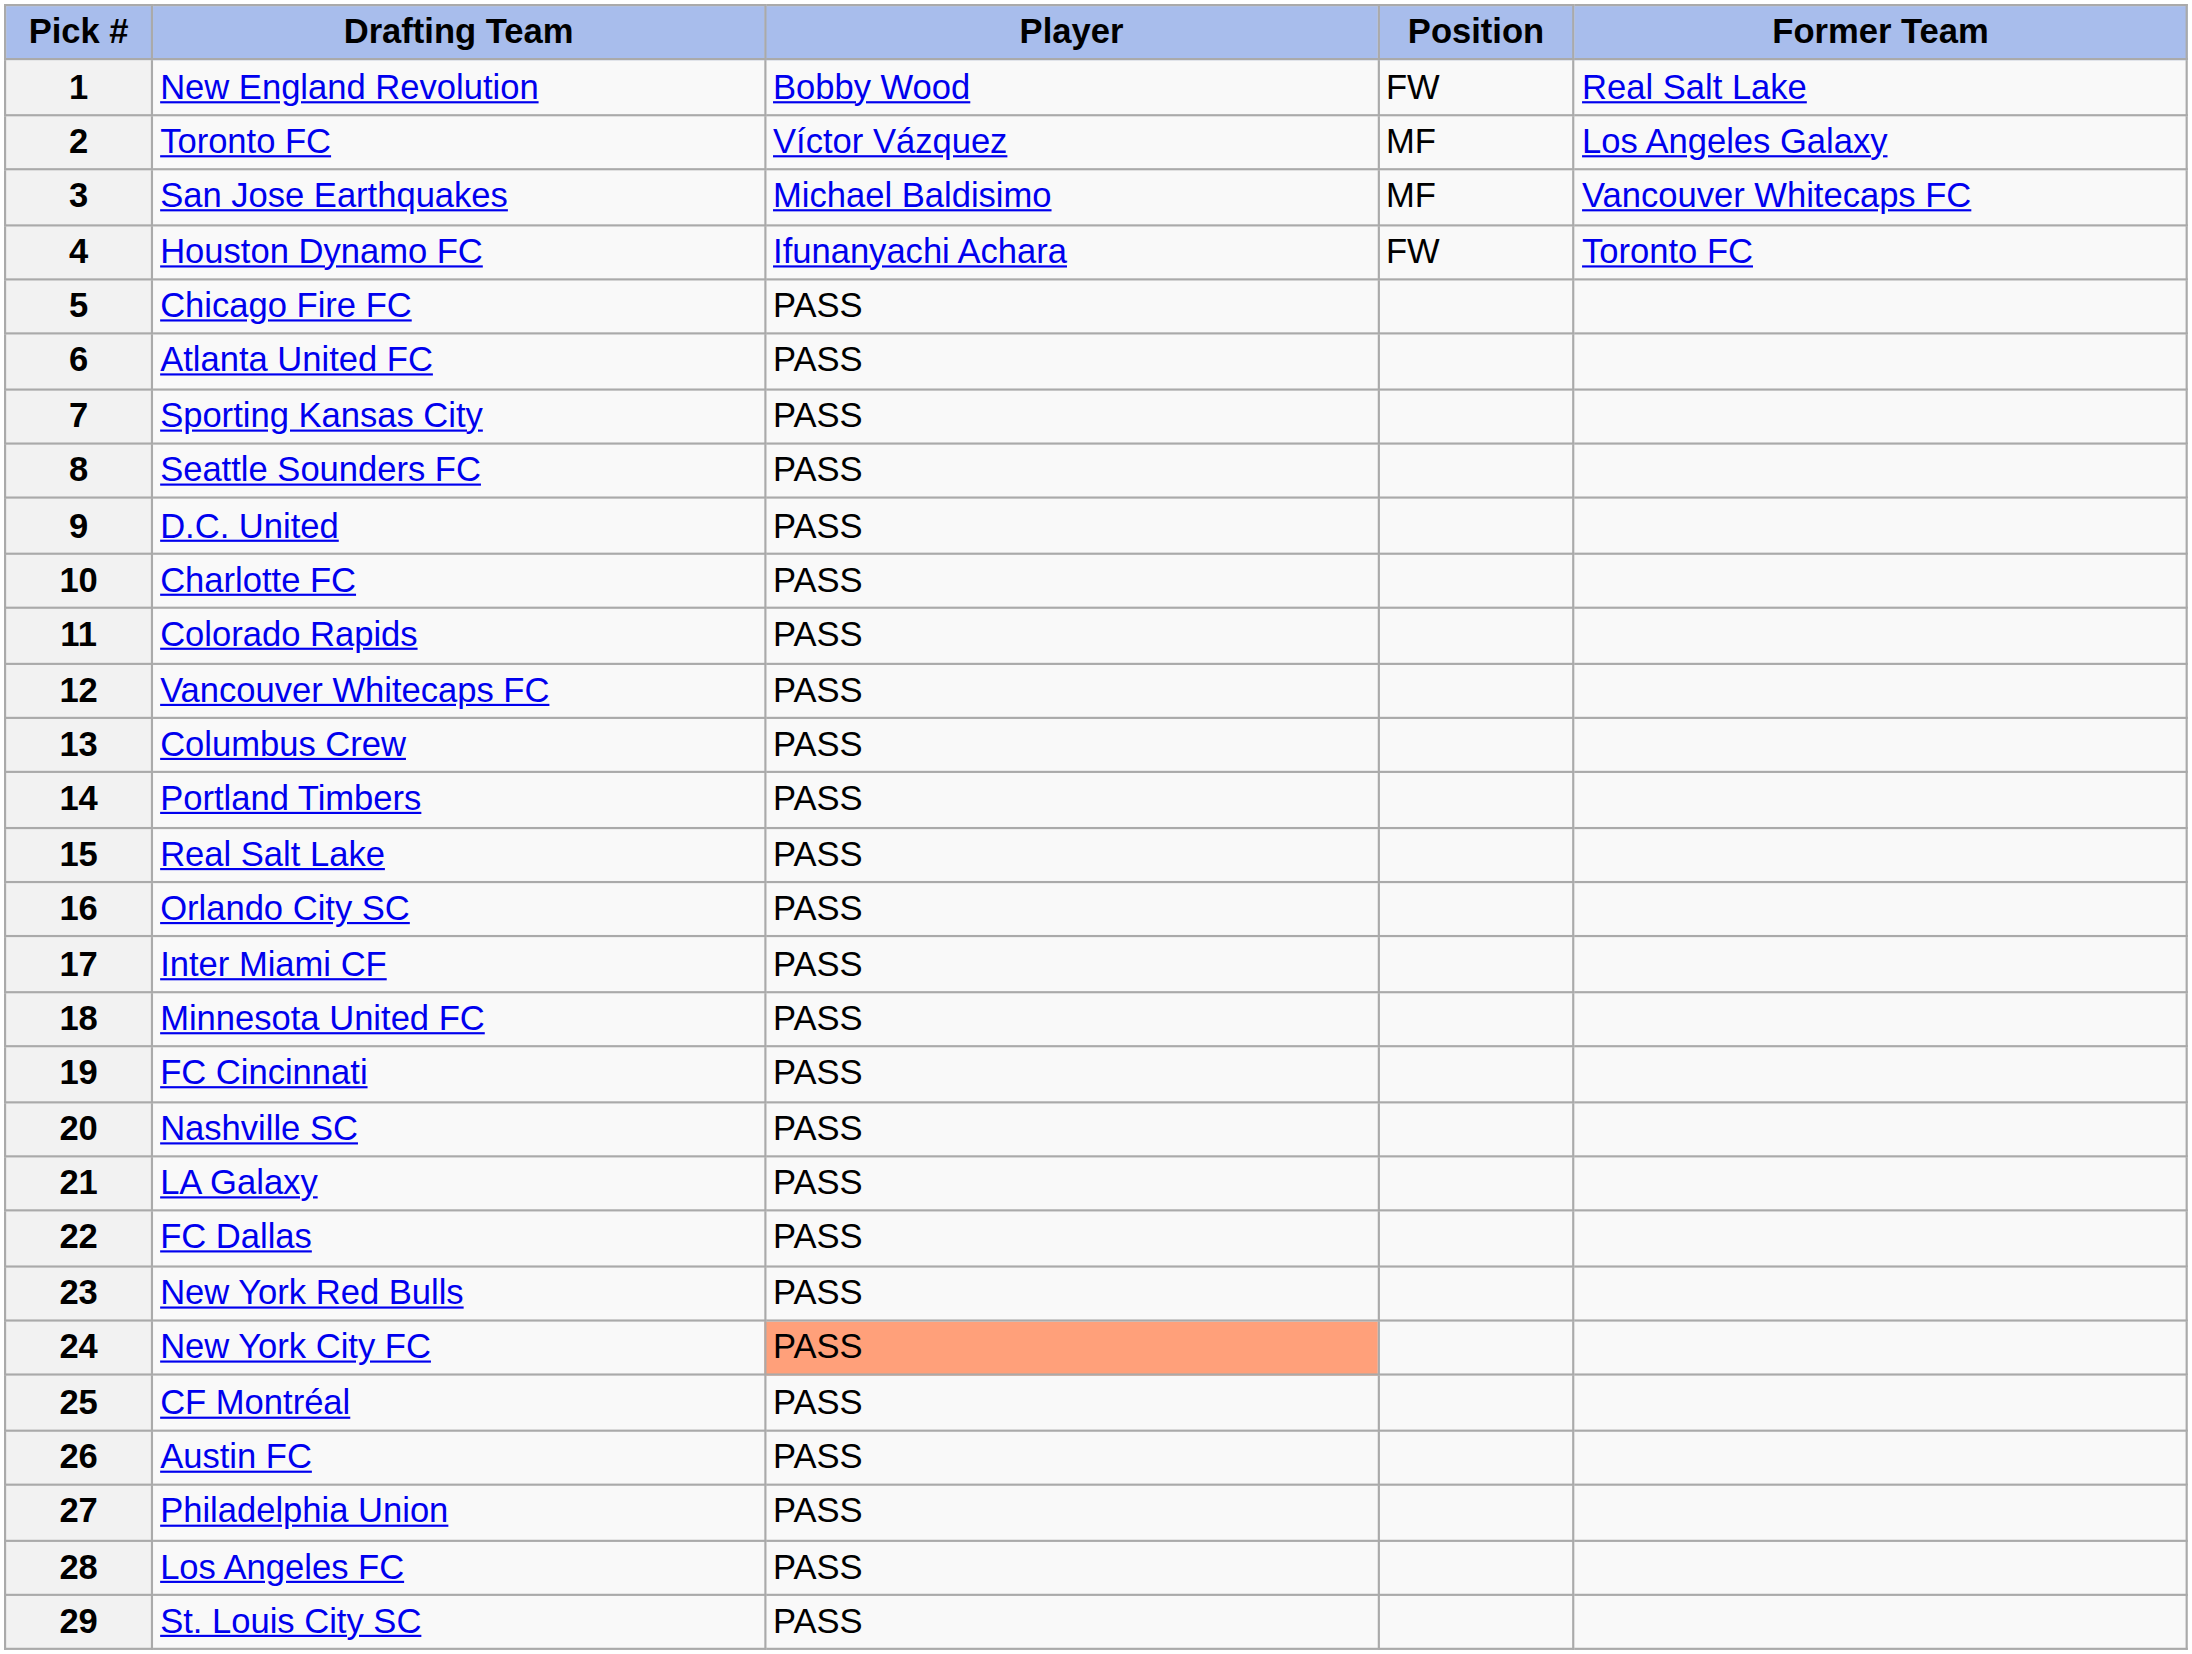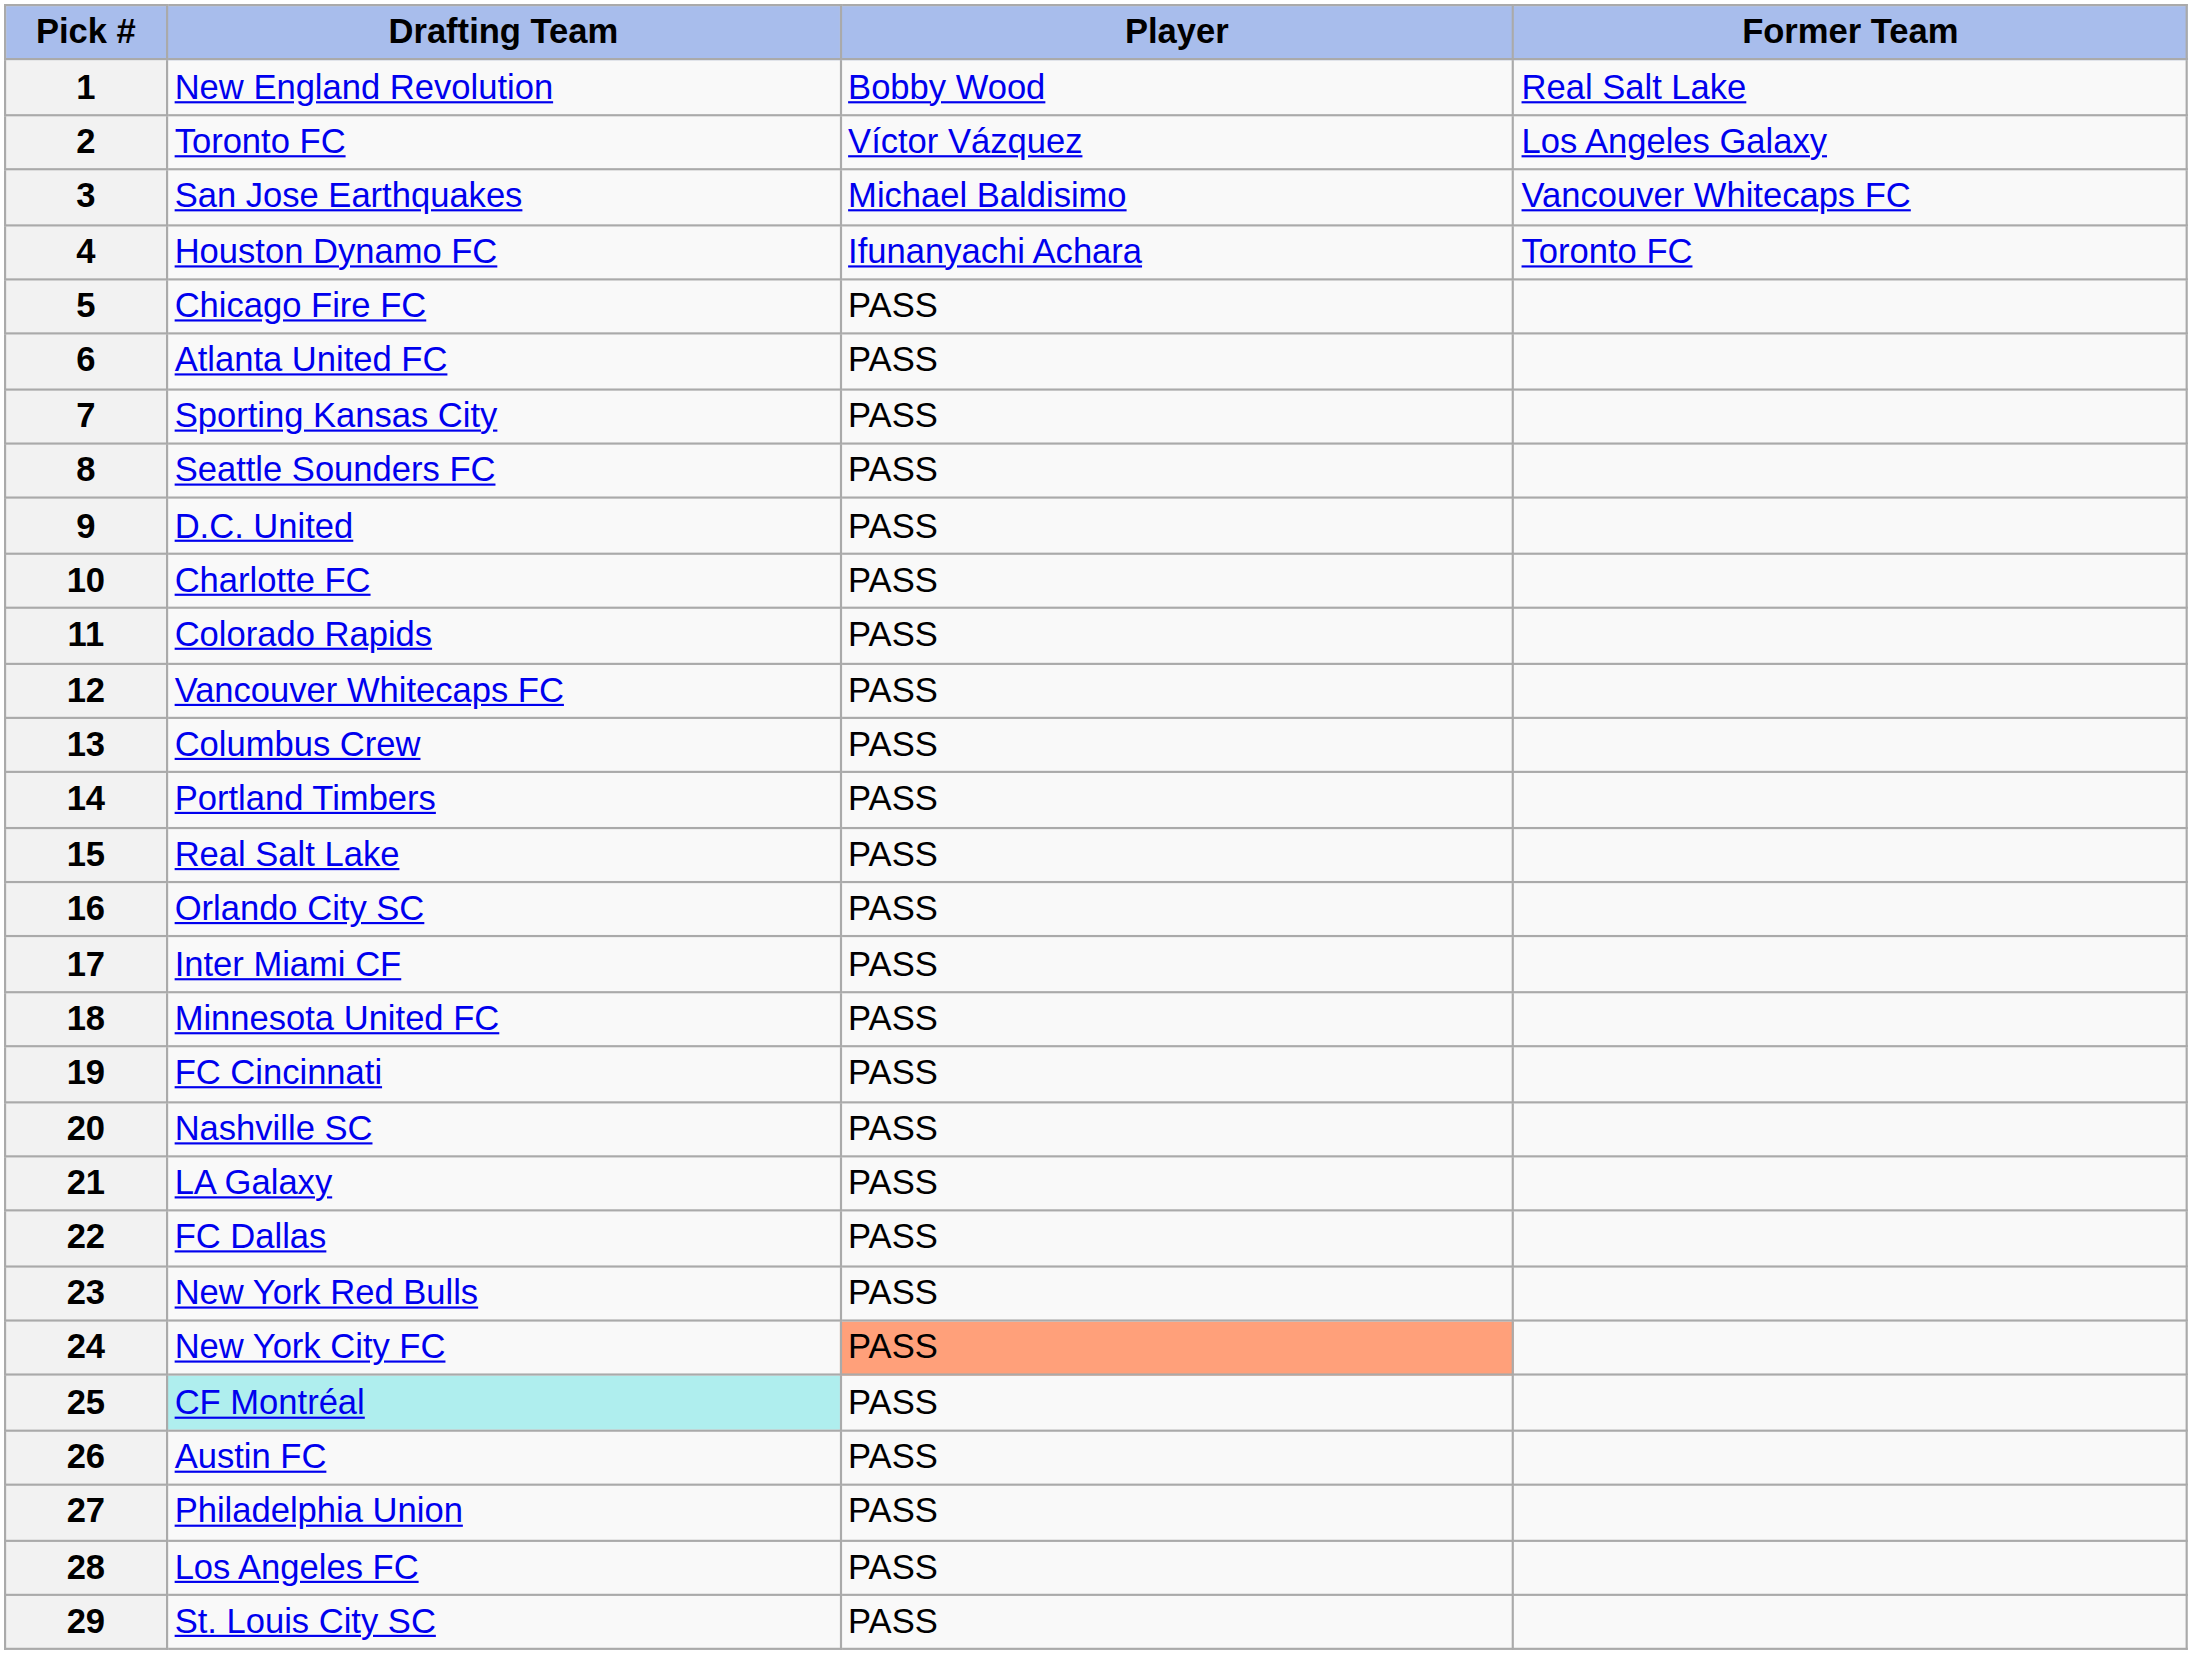- column: (1476, 31)
(255, 1402) no background -> (270, 1402) paleturquoise background
